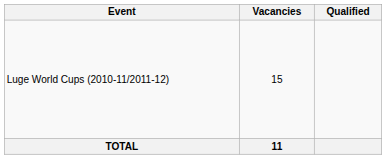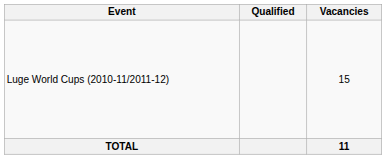columns swapped: (277, 12) <-> (348, 12)
